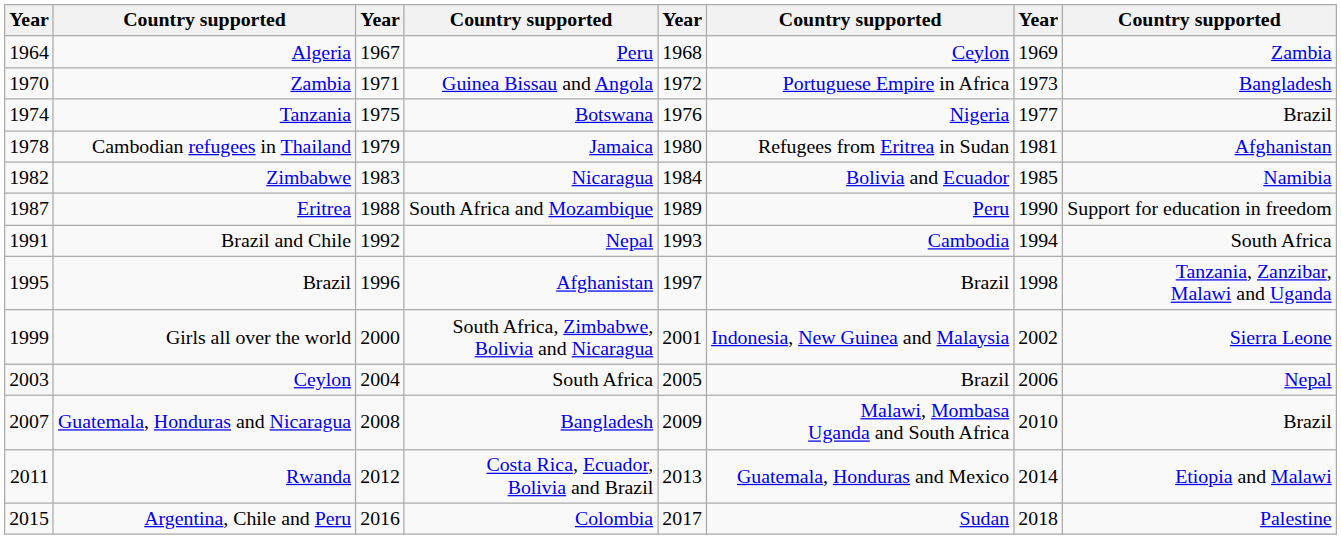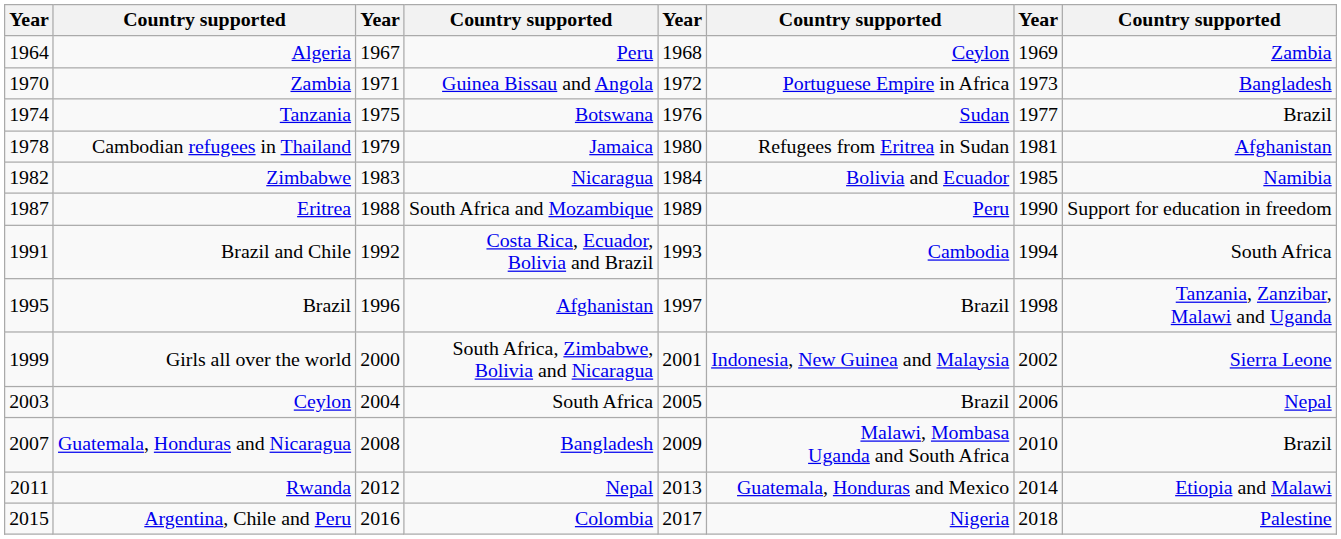(979, 114) Nigeria -> (984, 114) Sudan
(629, 240) Nepal -> (570, 251) Costa Rica, Ecuador, Bolivia and Brazil
(570, 475) Costa Rica, Ecuador, Bolivia and Brazil -> (629, 487) Nepal
(984, 518) Sudan -> (979, 518) Nigeria
